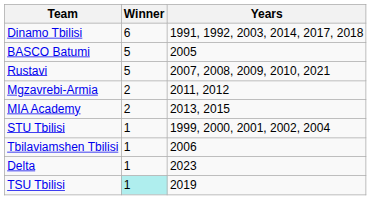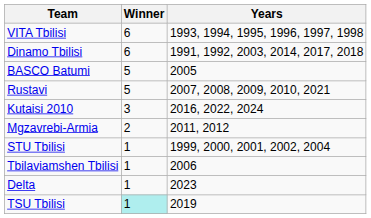+ row: (37, 33)
+ row: (40, 109)
- row: (44, 109)
